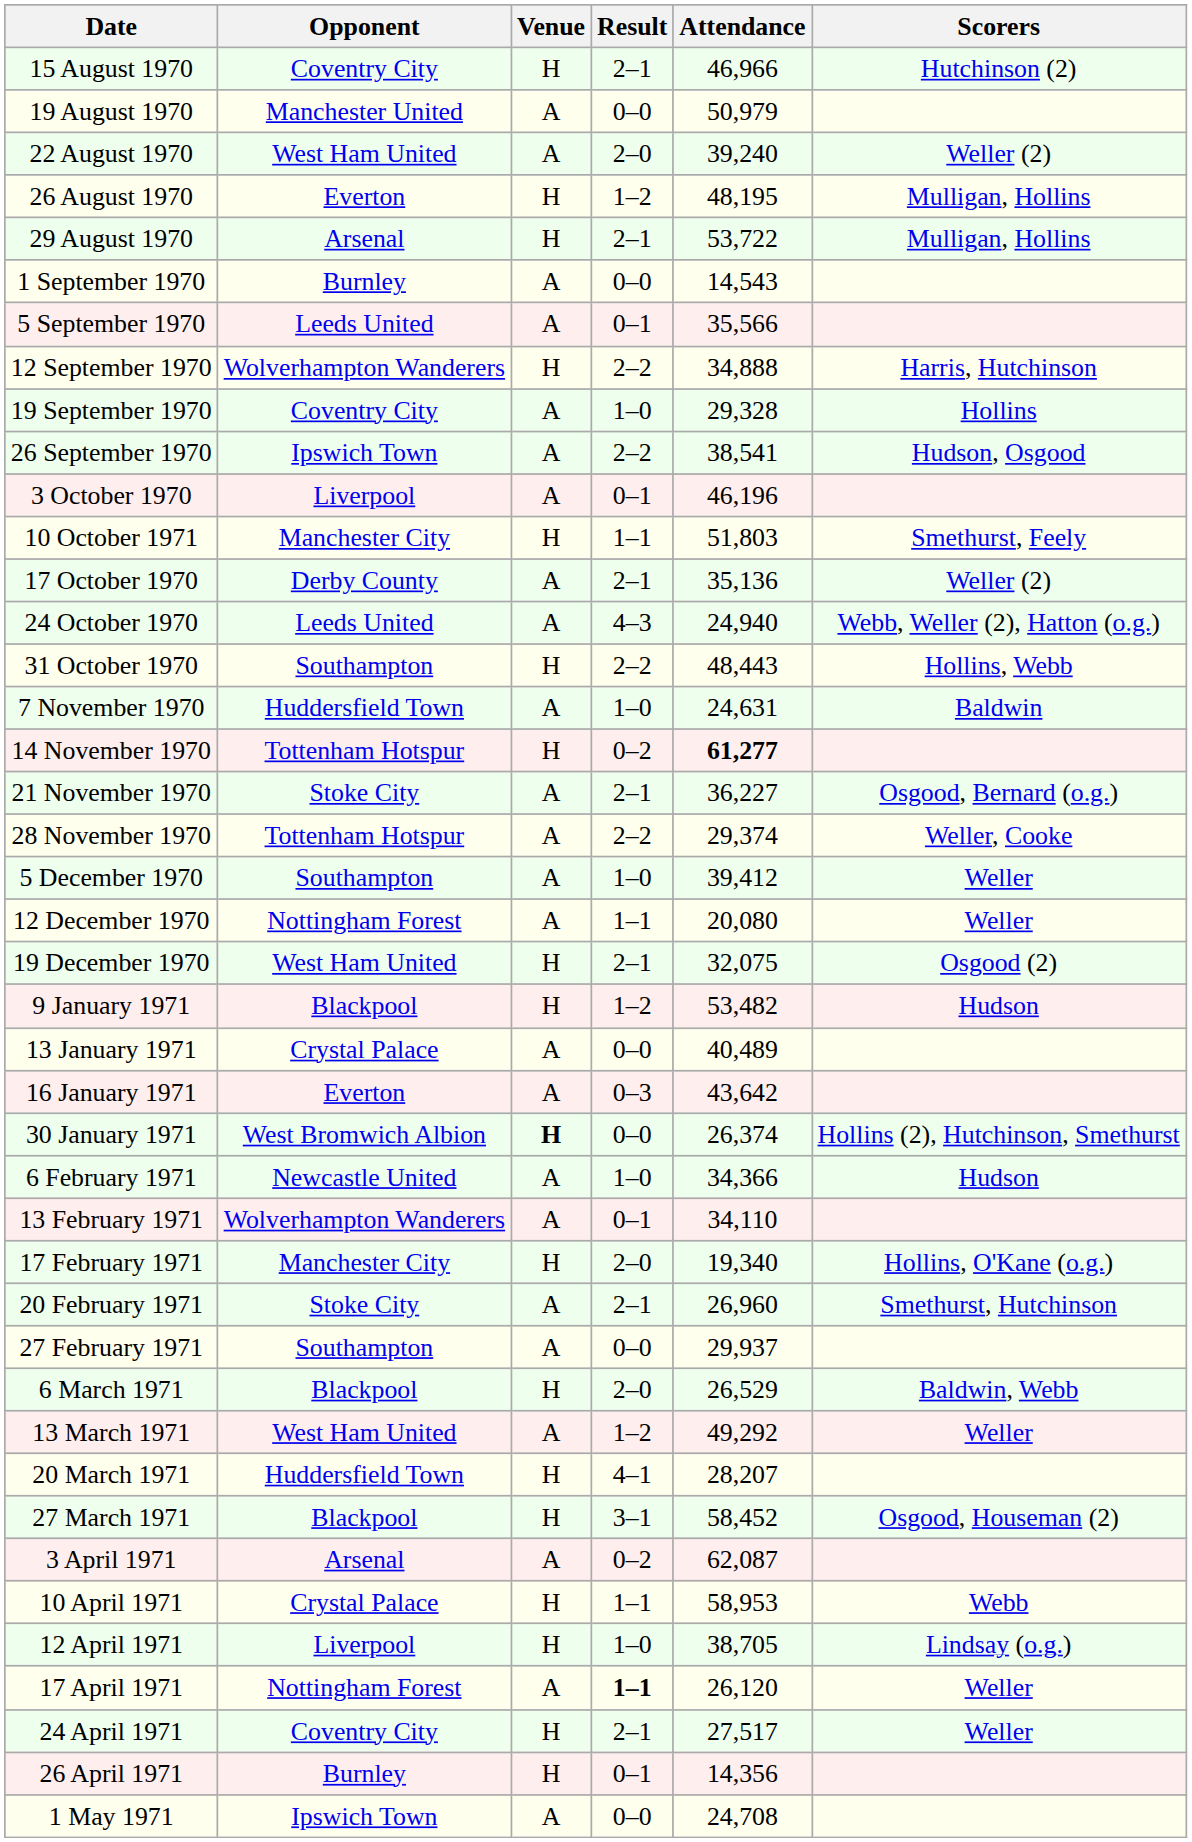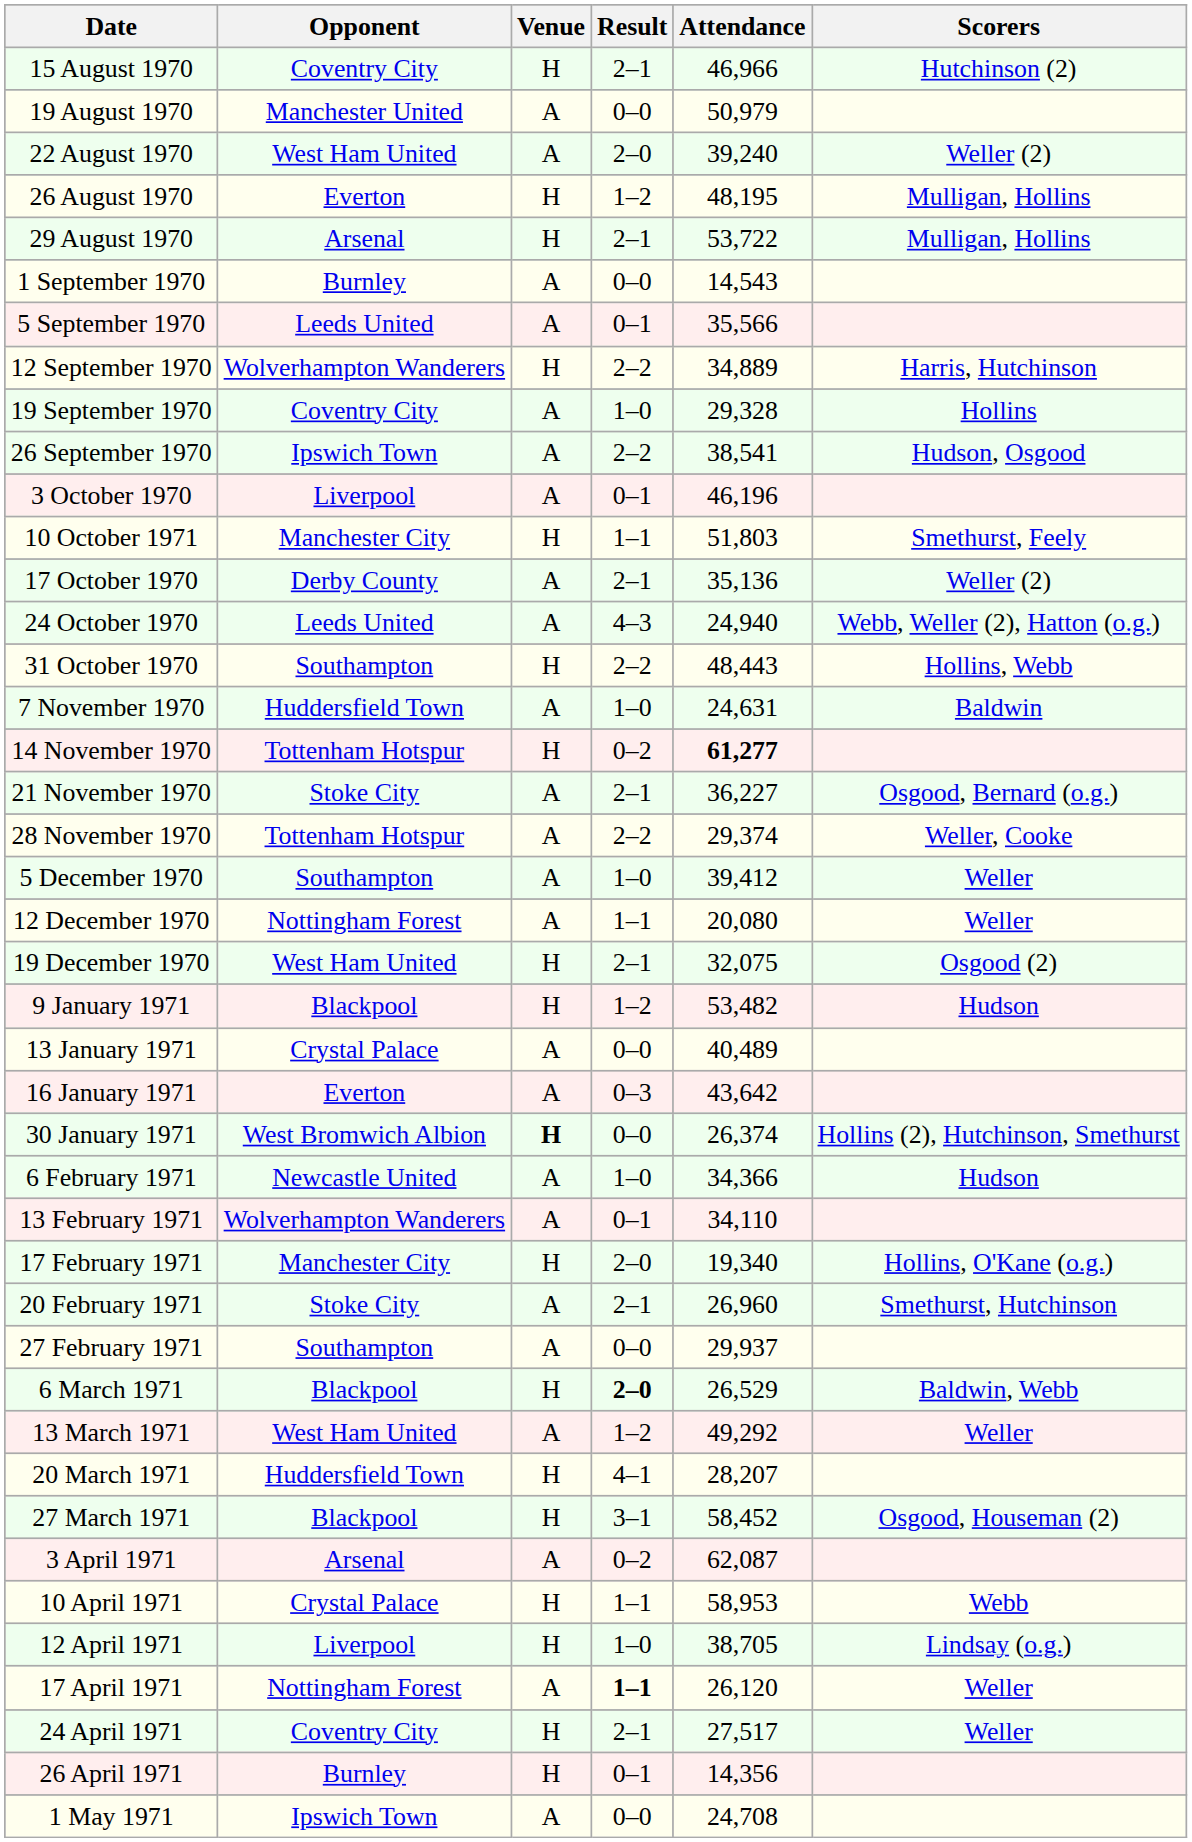(742, 366) 34,888 -> (742, 366) 34,889
(632, 1389) normal -> (632, 1389) bold
